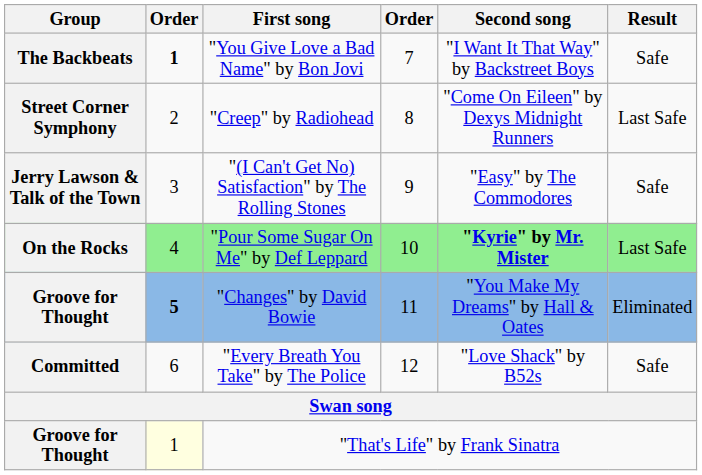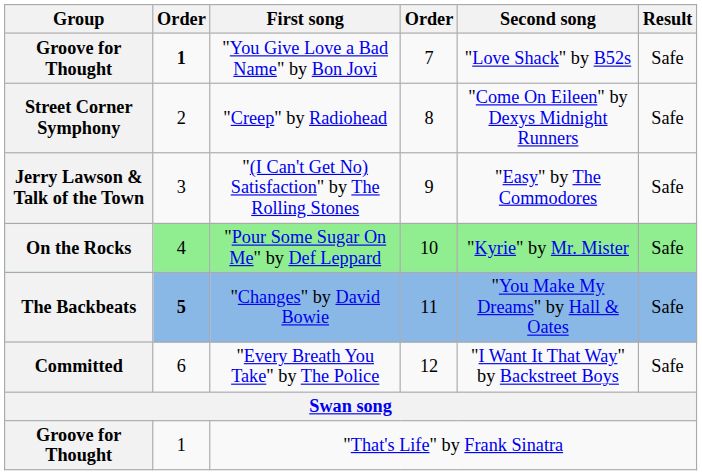(75, 58) The Backbeats -> (79, 58) Groove for Thought
(523, 58) "I Want It That Way" by Backstreet Boys -> (548, 58) "Love Shack" by B52s
(652, 117) Last Safe -> (667, 117) Safe
(523, 247) bold -> (548, 247) normal
(652, 247) Last Safe -> (667, 247) Safe
(75, 307) Groove for Thought -> (79, 307) The Backbeats
(652, 307) Eliminated -> (667, 307) Safe
(523, 366) "Love Shack" by B52s -> (548, 366) "I Want It That Way" by Backstreet Boys
(174, 445) lightyellow background -> (181, 445) no background
